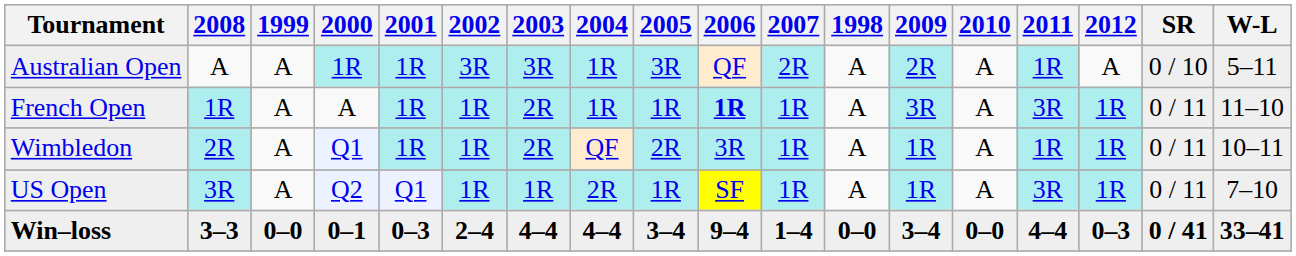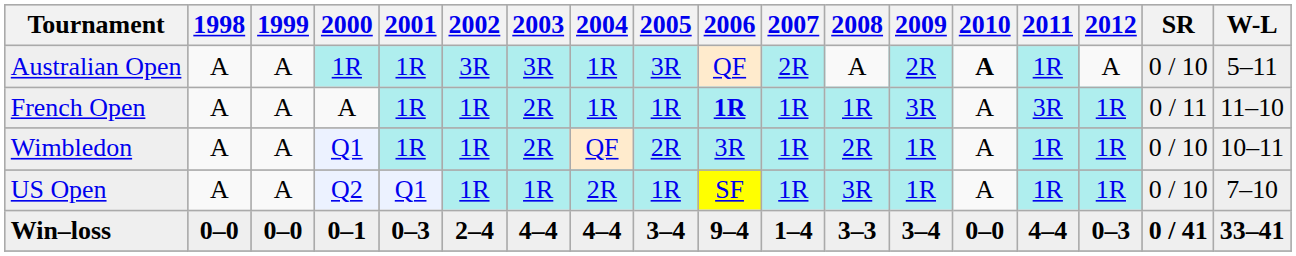columns swapped: (857, 25) <-> (219, 25)
(985, 66) normal -> (985, 66) bold
(1178, 148) 0 / 11 -> (1178, 148) 0 / 10
(1048, 189) 3R -> (1048, 189) 1R
(1178, 189) 0 / 11 -> (1178, 189) 0 / 10
